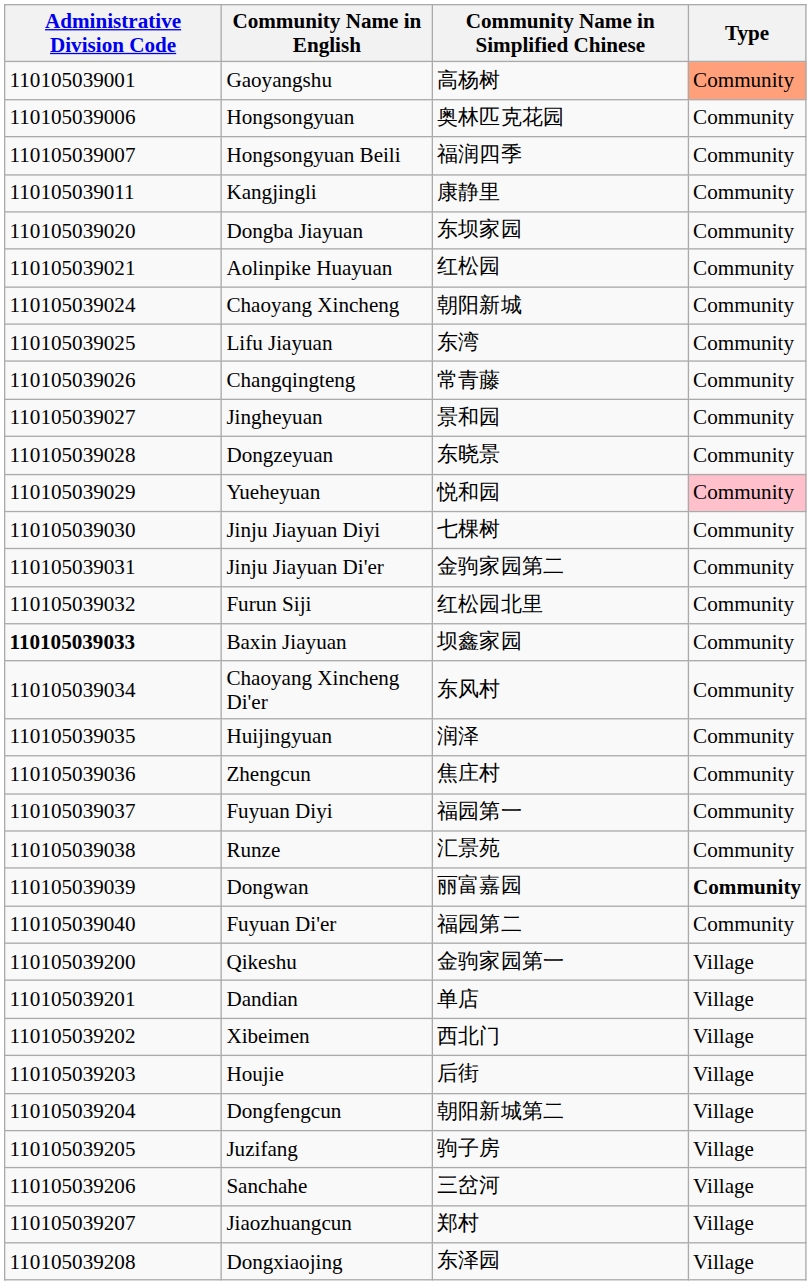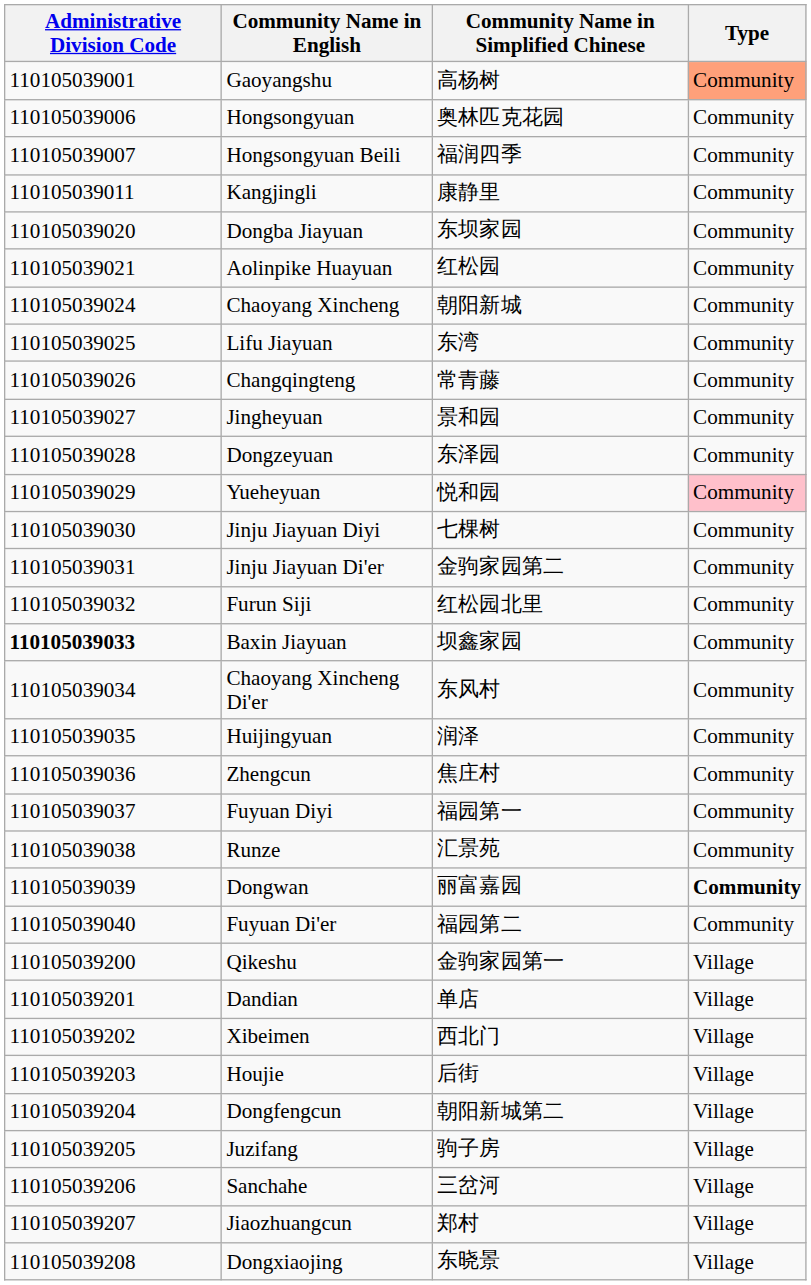(469, 454) 东晓景 -> (469, 454) 东泽园
(469, 1260) 东泽园 -> (469, 1260) 东晓景
